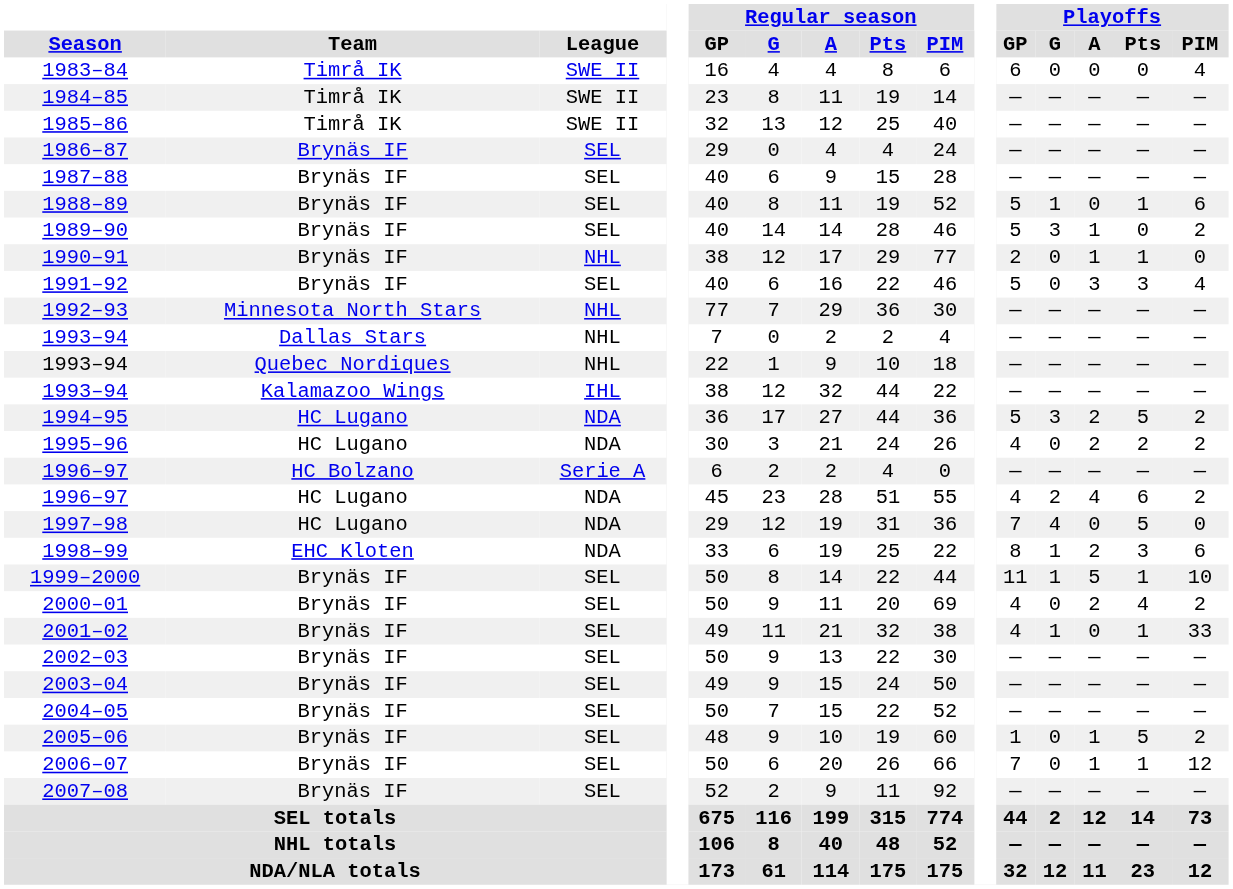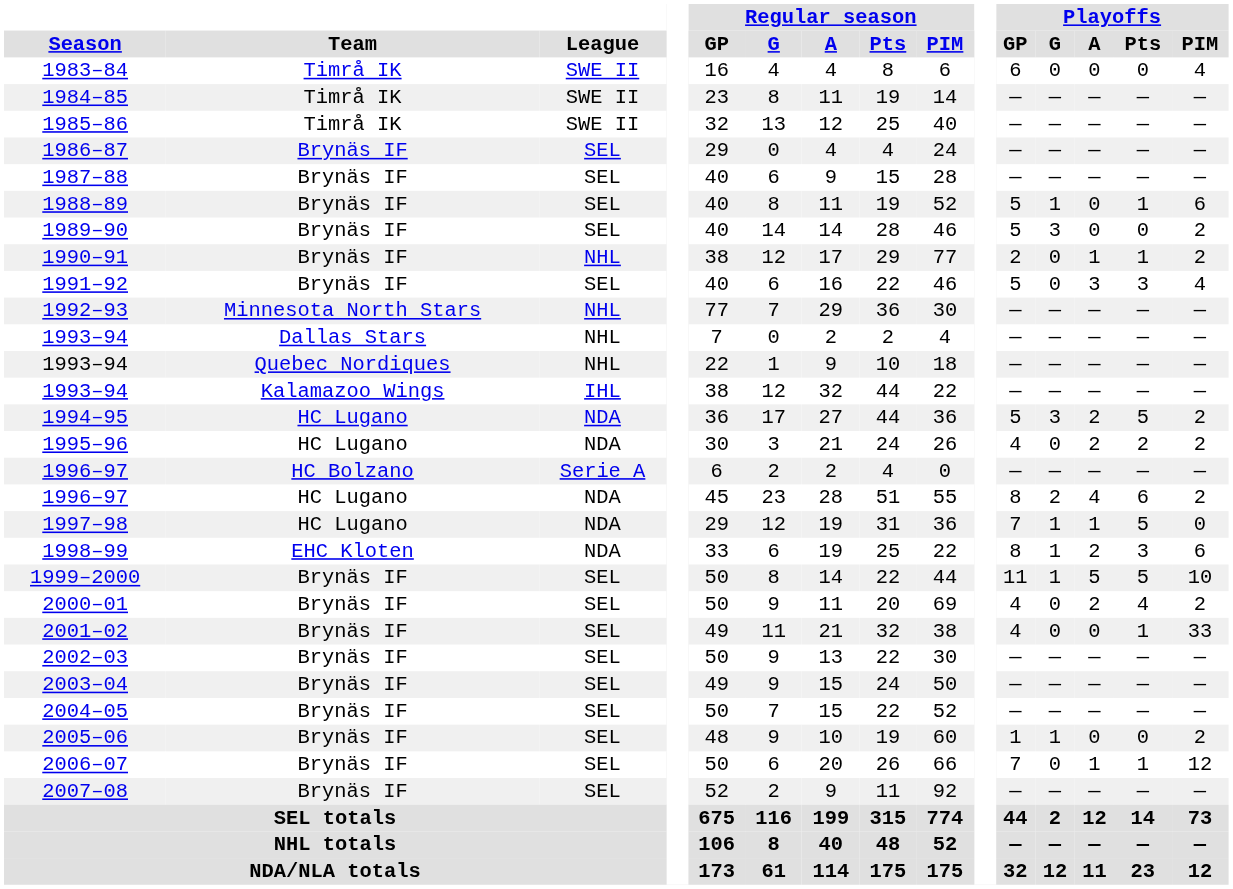(1094, 231) 1 -> (1094, 231) 0
(1200, 258) 0 -> (1200, 258) 2
(1015, 498) 4 -> (1015, 498) 8
(1055, 524) 4 -> (1055, 524) 1
(1094, 524) 0 -> (1094, 524) 1
(1143, 578) 1 -> (1143, 578) 5
(1055, 631) 1 -> (1055, 631) 0
(1055, 738) 0 -> (1055, 738) 1
(1094, 738) 1 -> (1094, 738) 0
(1143, 738) 5 -> (1143, 738) 0
